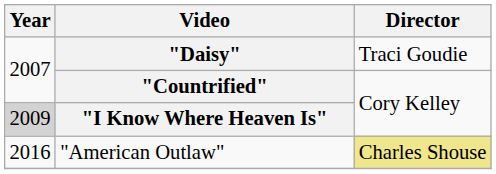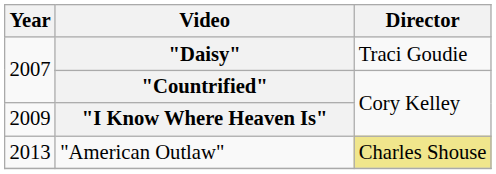(30, 119) lightgrey background -> (30, 119) no background
(30, 151) 2016 -> (30, 151) 2013
